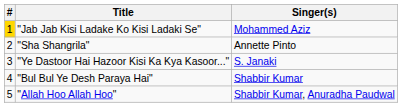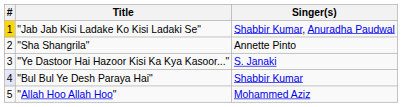(272, 29) Mohammed Aziz -> (314, 29) Shabbir Kumar, Anuradha Paudwal
(10, 78) no background -> (10, 78) lavender background
(314, 95) Shabbir Kumar, Anuradha Paudwal -> (272, 95) Mohammed Aziz
